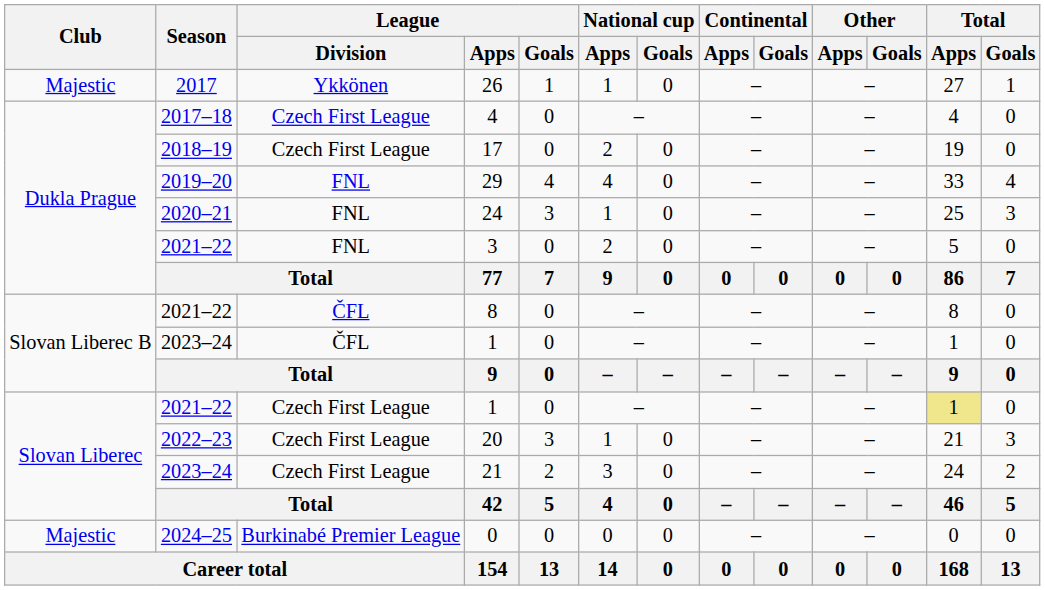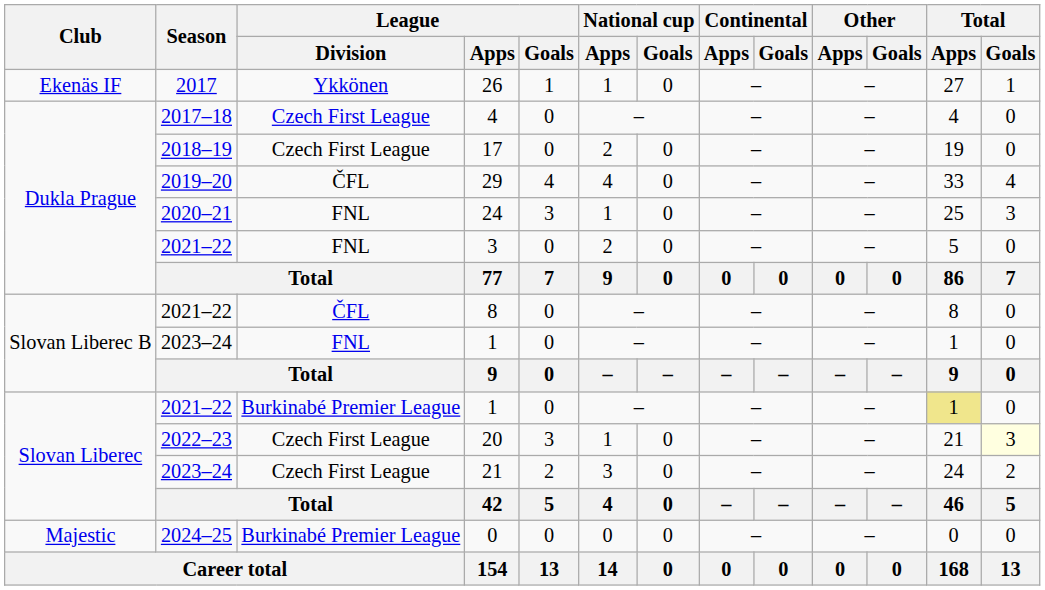(80, 85) Majestic -> (80, 85) Ekenäs IF
(351, 181) FNL -> (351, 181) ČFL
(351, 342) ČFL -> (351, 342) FNL
(351, 407) Czech First League -> (351, 407) Burkinabé Premier League
(1010, 439) no background -> (1010, 439) lightyellow background
